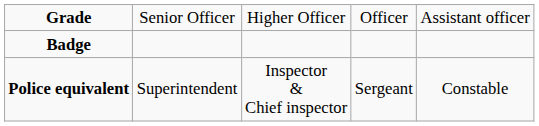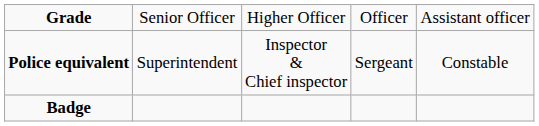rows swapped: (69, 89) <-> (69, 44)
